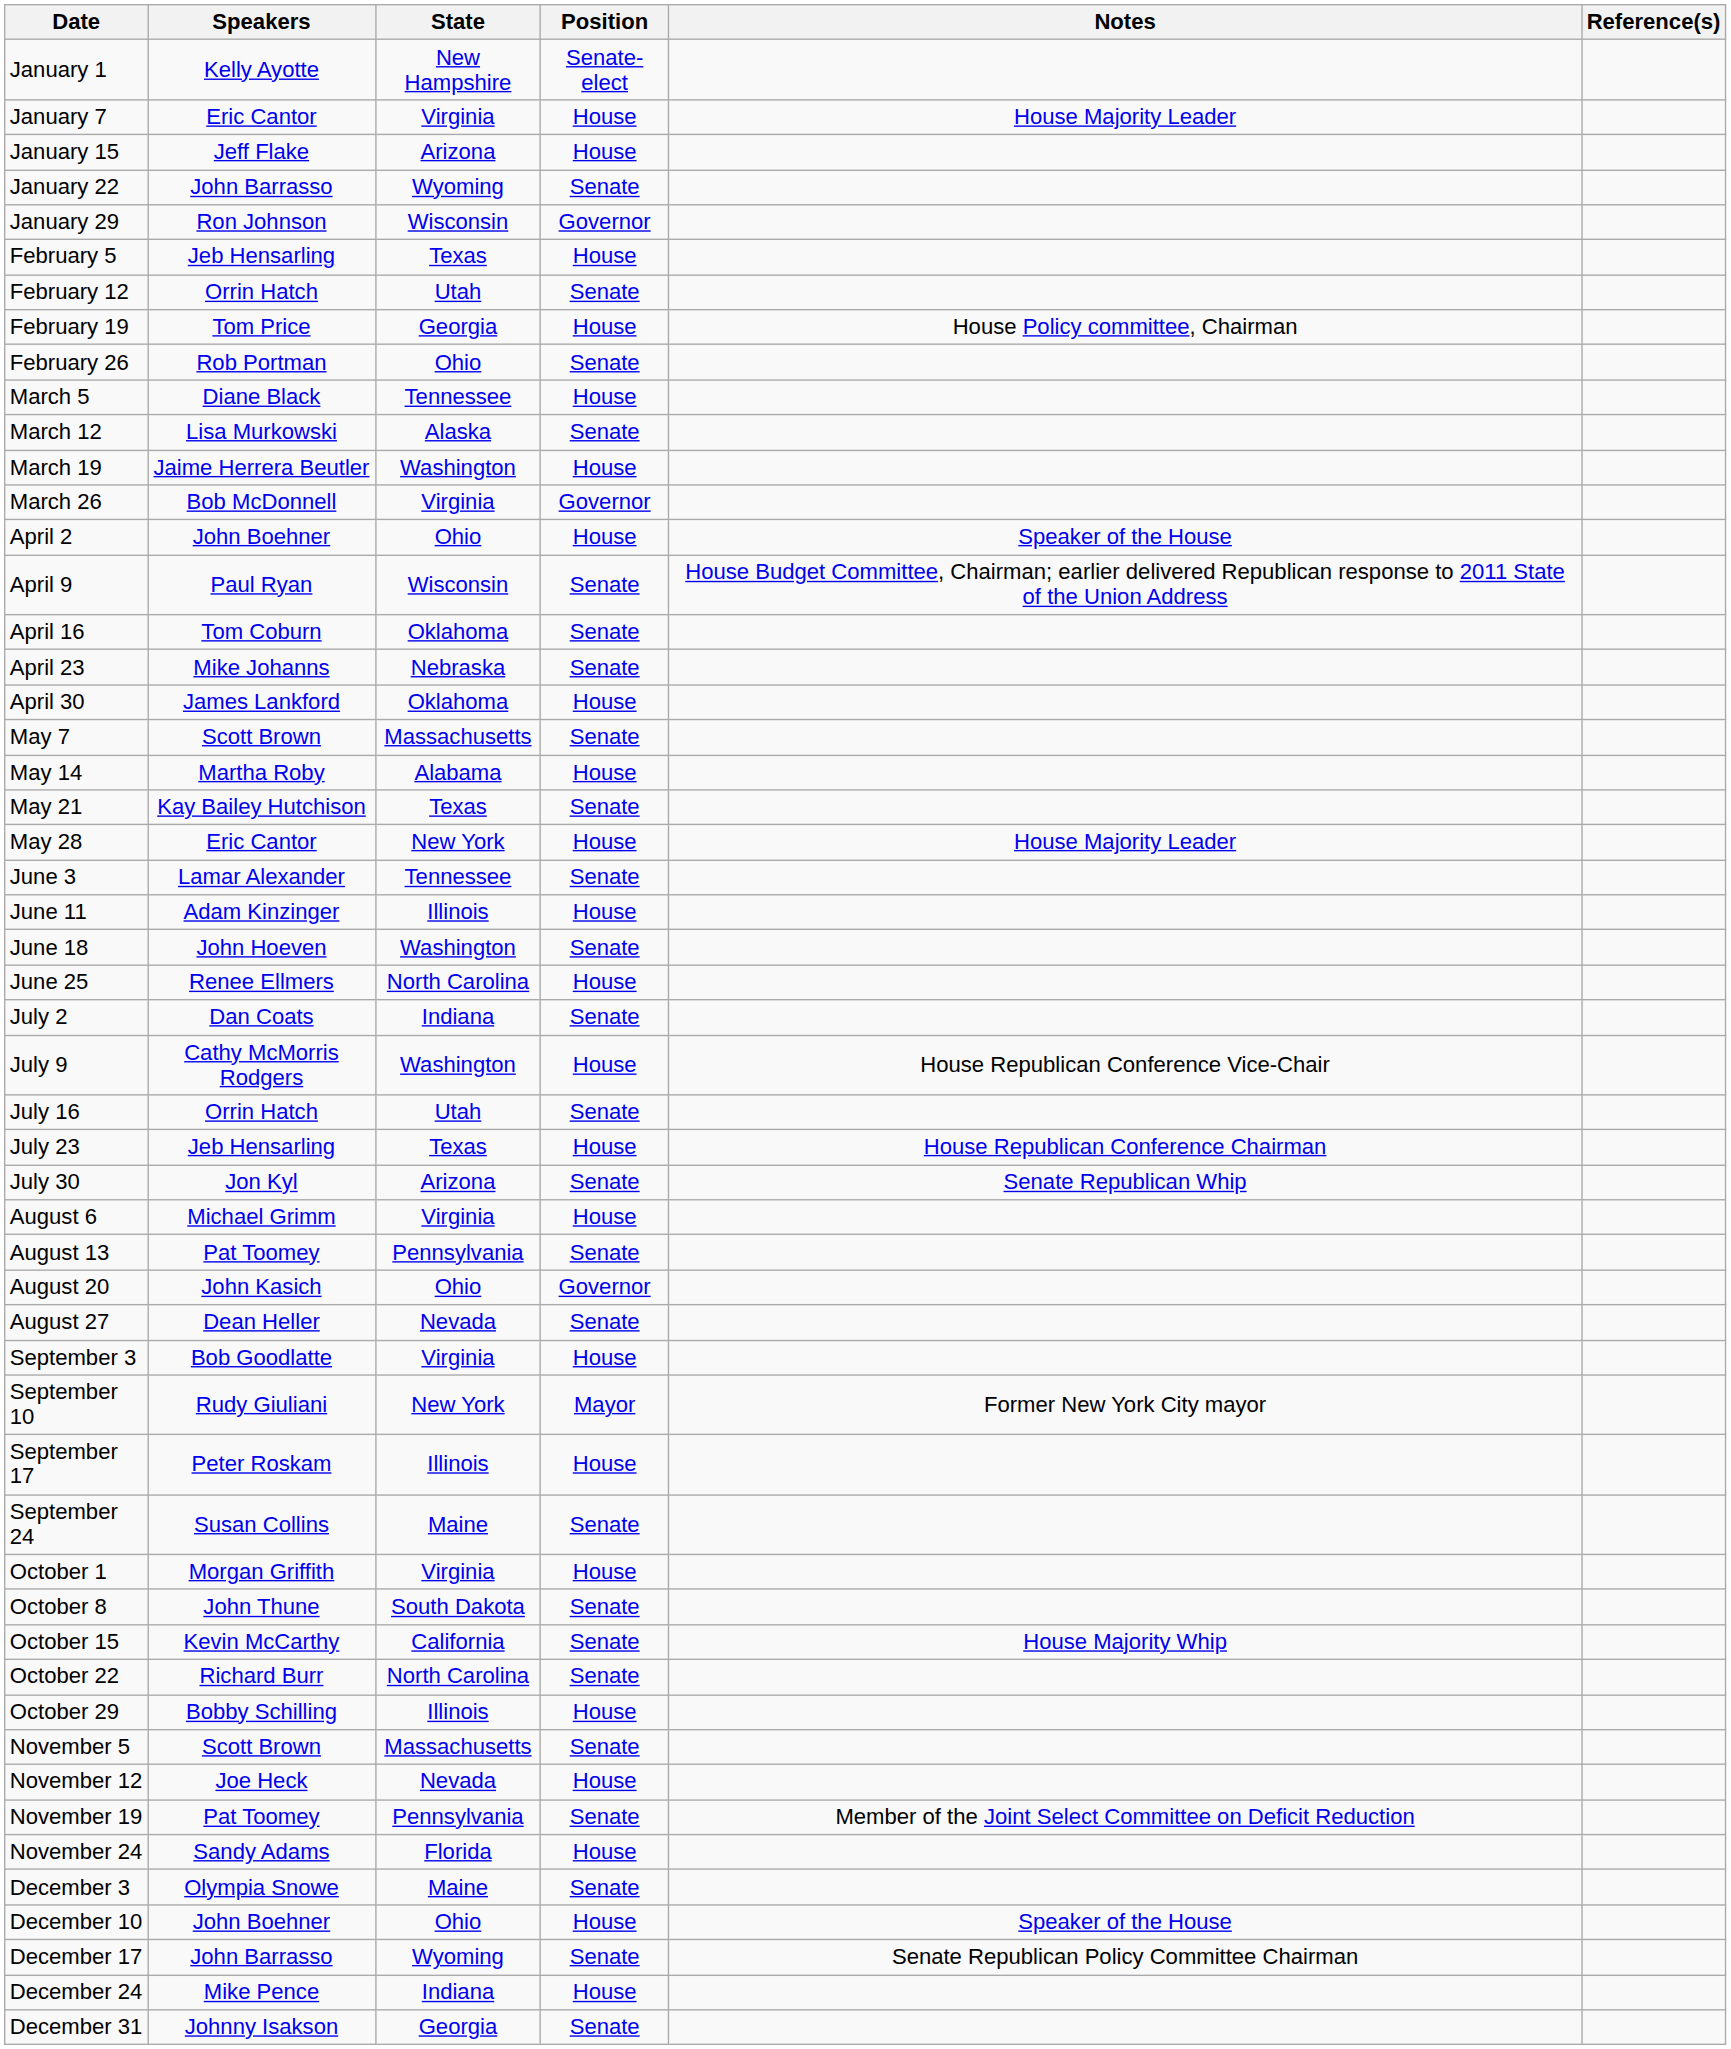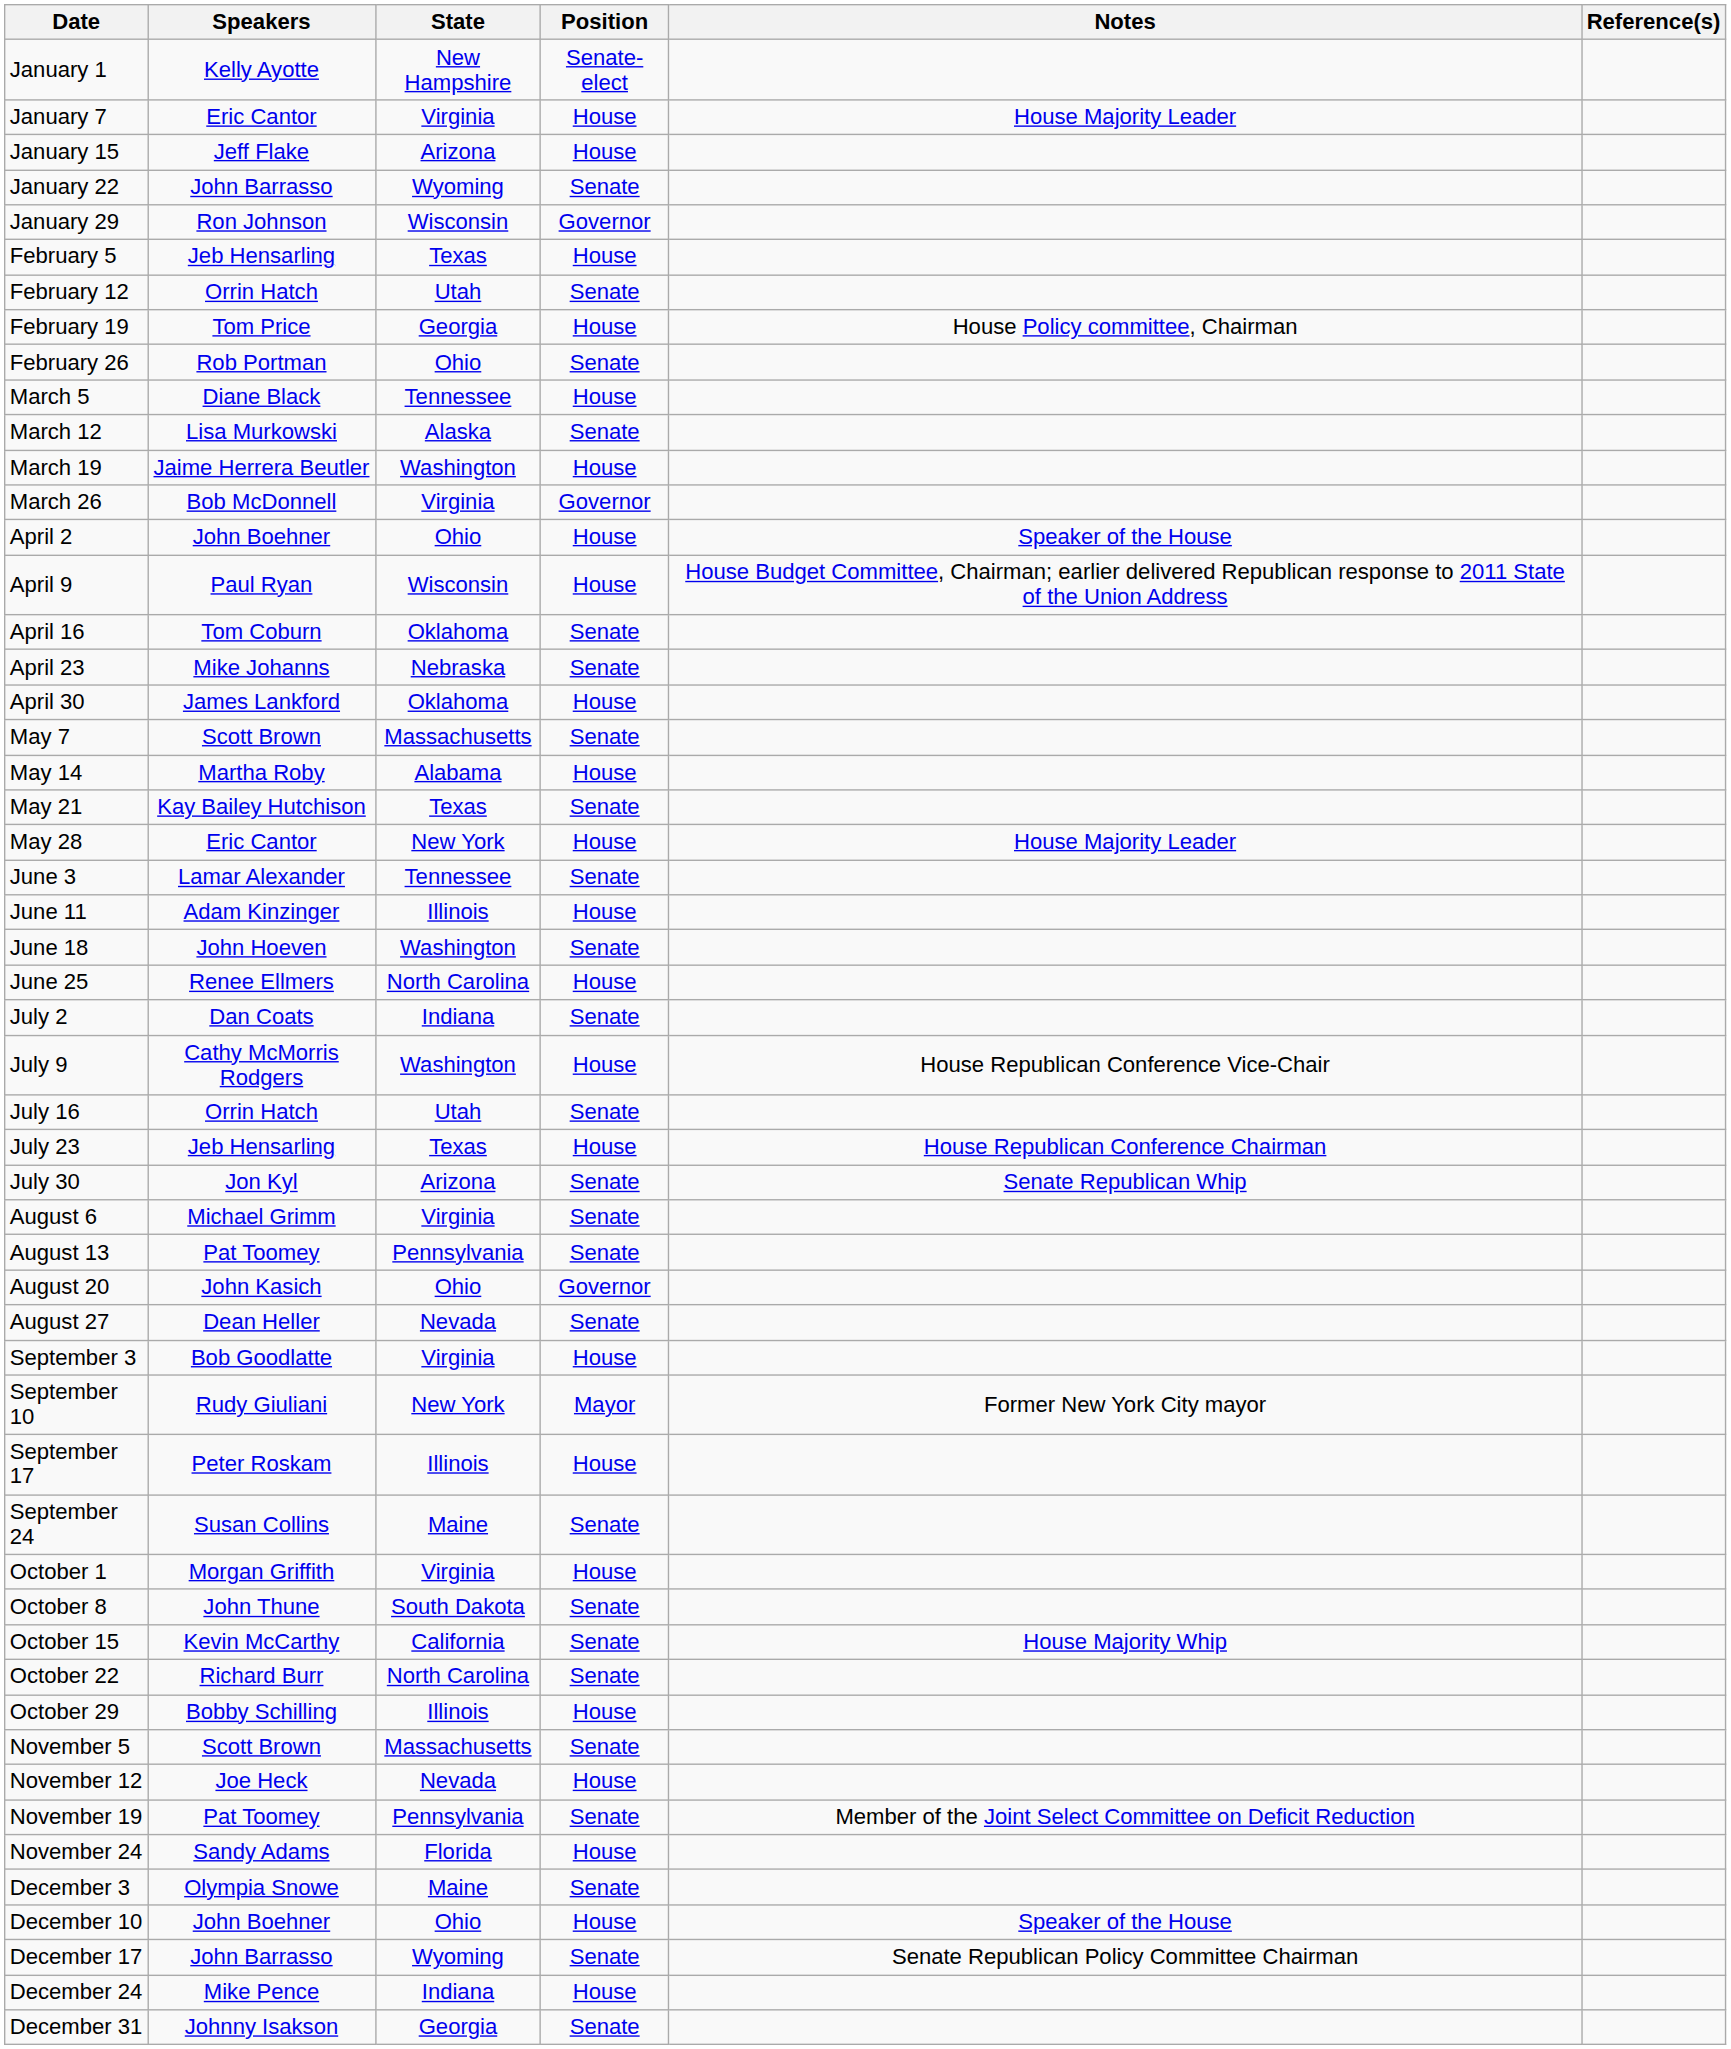(605, 584) Senate -> (605, 584) House
(605, 1217) House -> (605, 1217) Senate
